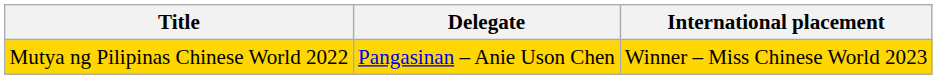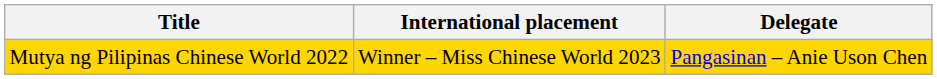columns swapped: (486, 22) <-> (776, 22)
